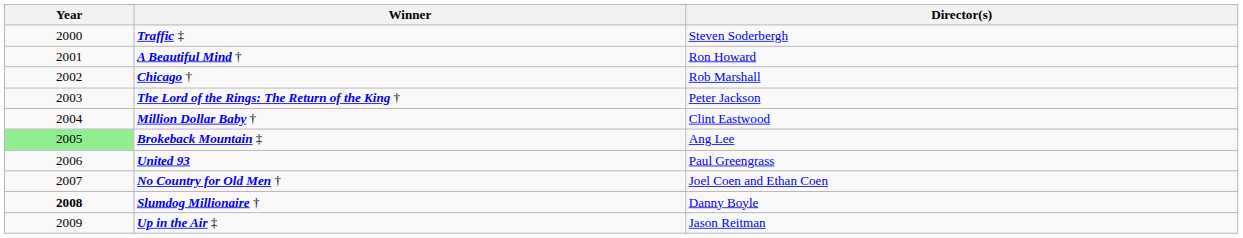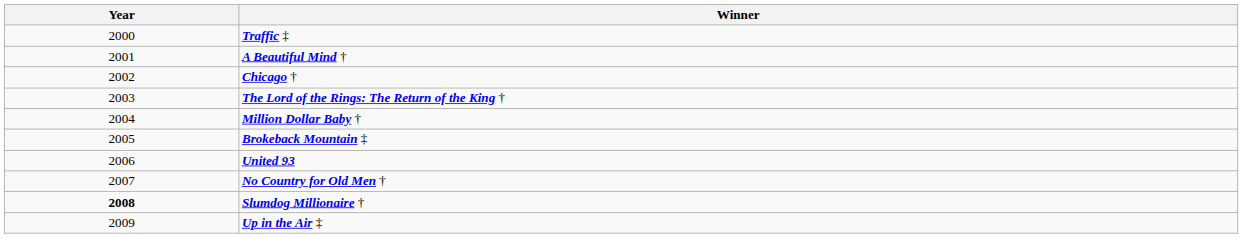- column: (962, 14)
(69, 139) lightgreen background -> (122, 139) no background
